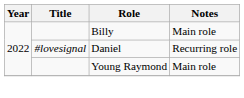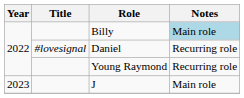(194, 31) no background -> (194, 31) lightblue background
(194, 66) Main role -> (205, 66) Recurring role
+ row: (93, 84)
